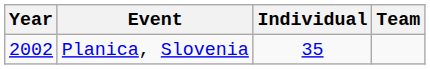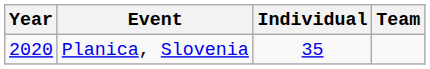(31, 50) 2002 -> (31, 50) 2020
